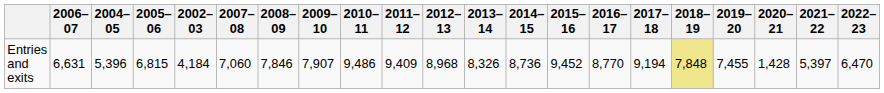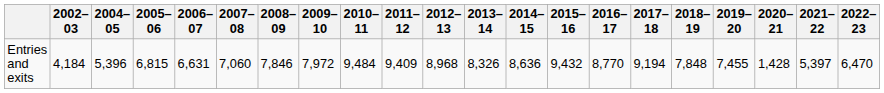columns swapped: (195, 21) <-> (71, 21)
(318, 63) 7,907 -> (318, 63) 7,972
(360, 63) 9,486 -> (360, 63) 9,484
(525, 63) 8,736 -> (525, 63) 8,636
(566, 63) 9,452 -> (566, 63) 9,432
(691, 63) khaki background -> (691, 63) no background
